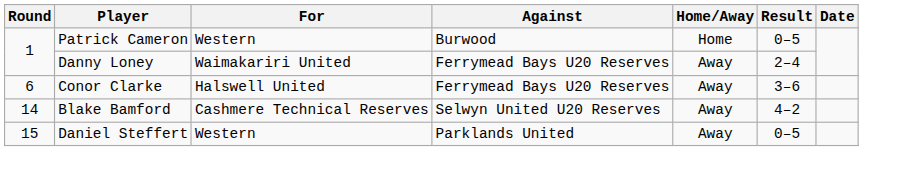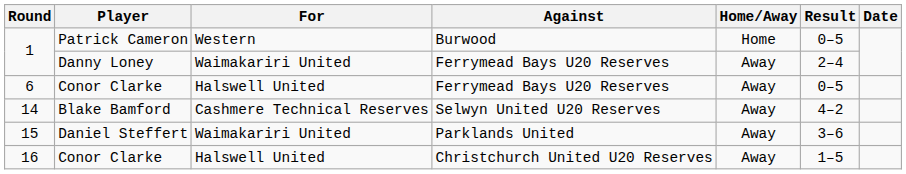(787, 87) 3–6 -> (830, 87) 0–5
(225, 134) Western -> (273, 134) Waimakariri United
(787, 134) 0–5 -> (830, 134) 3–6
+ row: (30, 157)
